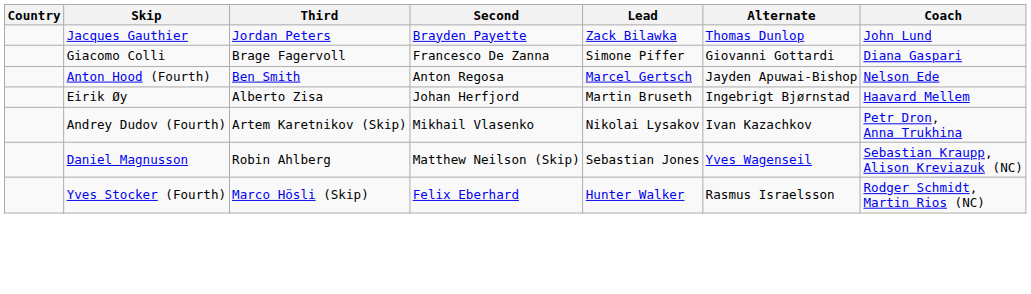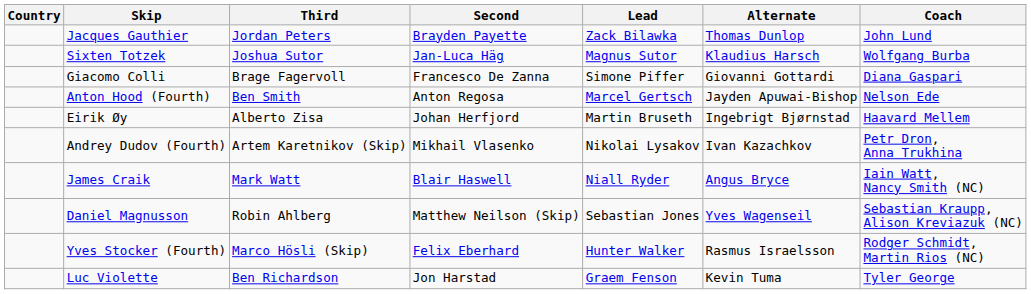+ row: (116, 56)
+ row: (108, 180)
+ row: (112, 278)
